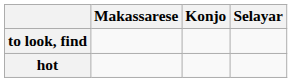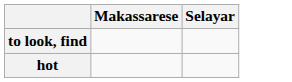- column: (206, 16)
